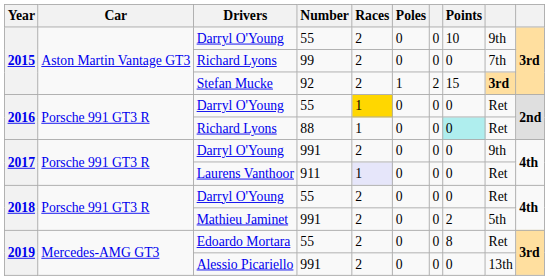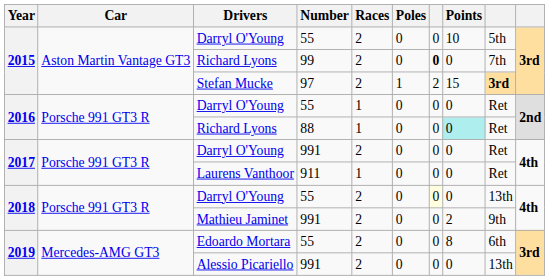(497, 38) 9th -> (497, 38) 5th
(436, 61) normal -> (436, 61) bold
(307, 83) 92 -> (307, 83) 97
(359, 106) gold background -> (359, 106) no background
(497, 151) 9th -> (498, 151) Ret
(359, 173) lavender background -> (359, 173) no background
(436, 196) no background -> (436, 196) lightyellow background
(498, 196) Ret -> (501, 196) 13th
(497, 218) 5th -> (497, 218) 9th
(498, 241) Ret -> (497, 241) 6th
